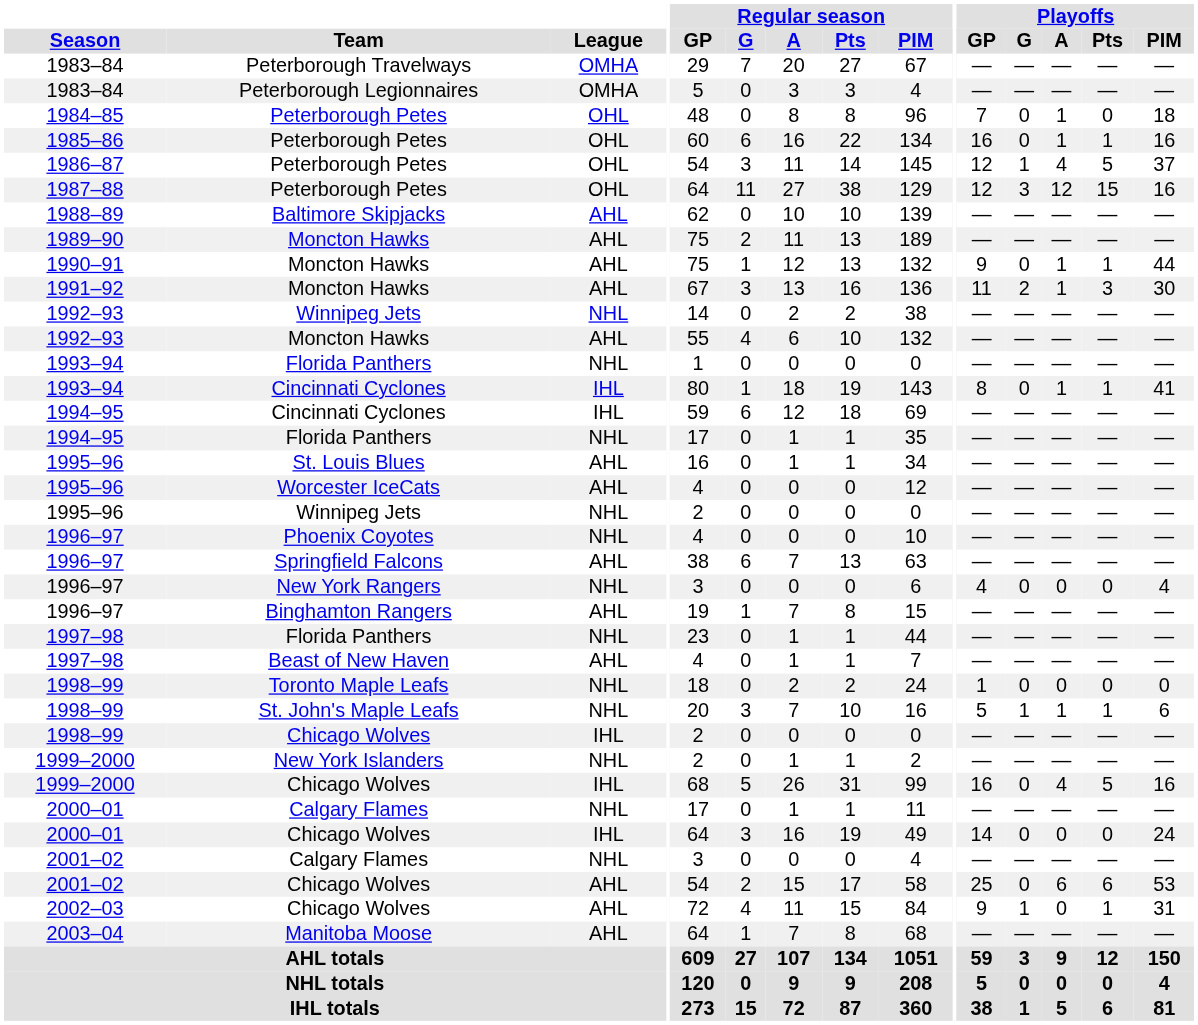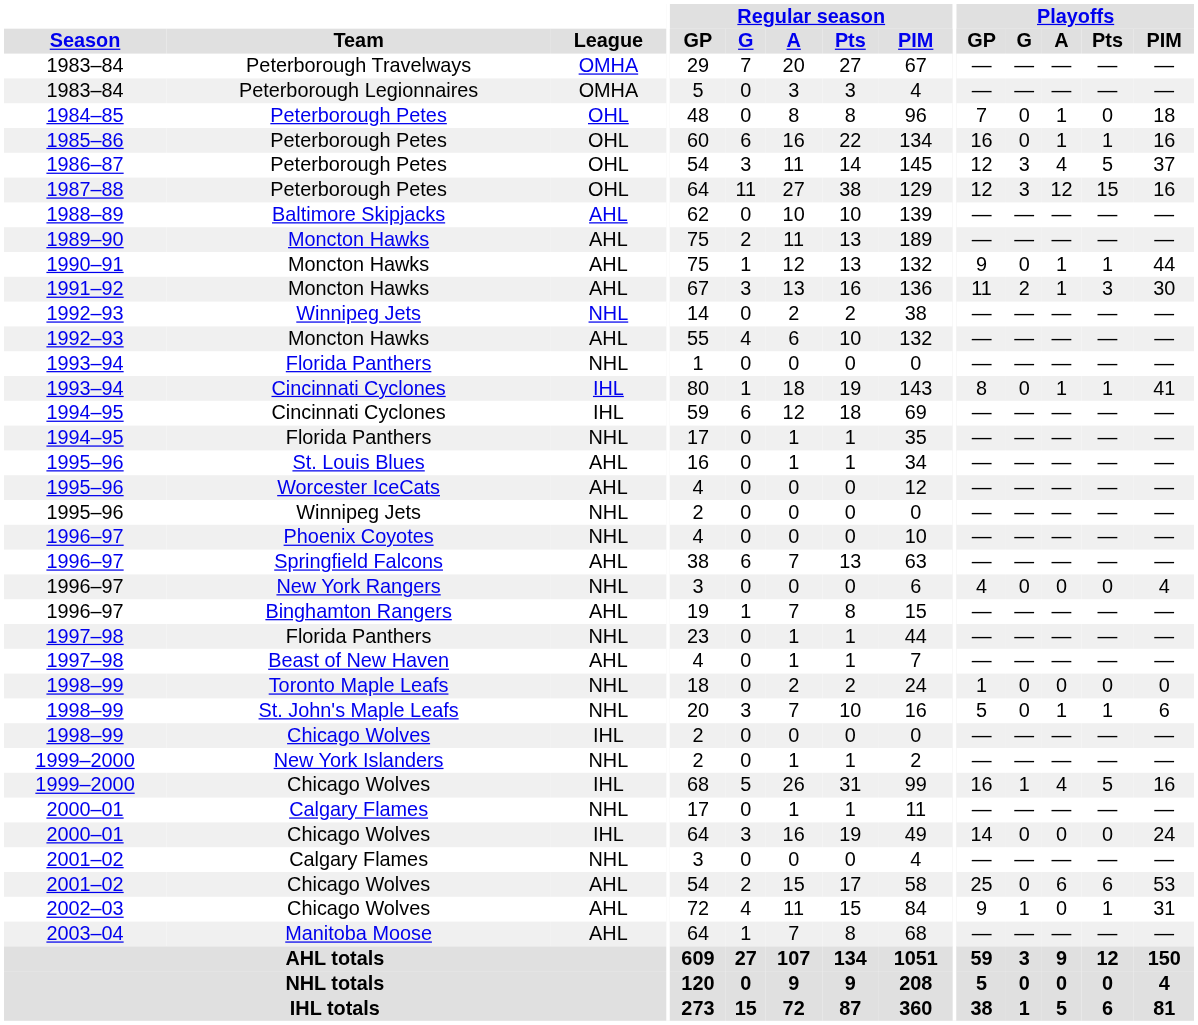(1024, 165) 1 -> (1024, 165) 3
(1024, 710) 1 -> (1024, 710) 0
(1024, 785) 0 -> (1024, 785) 1
